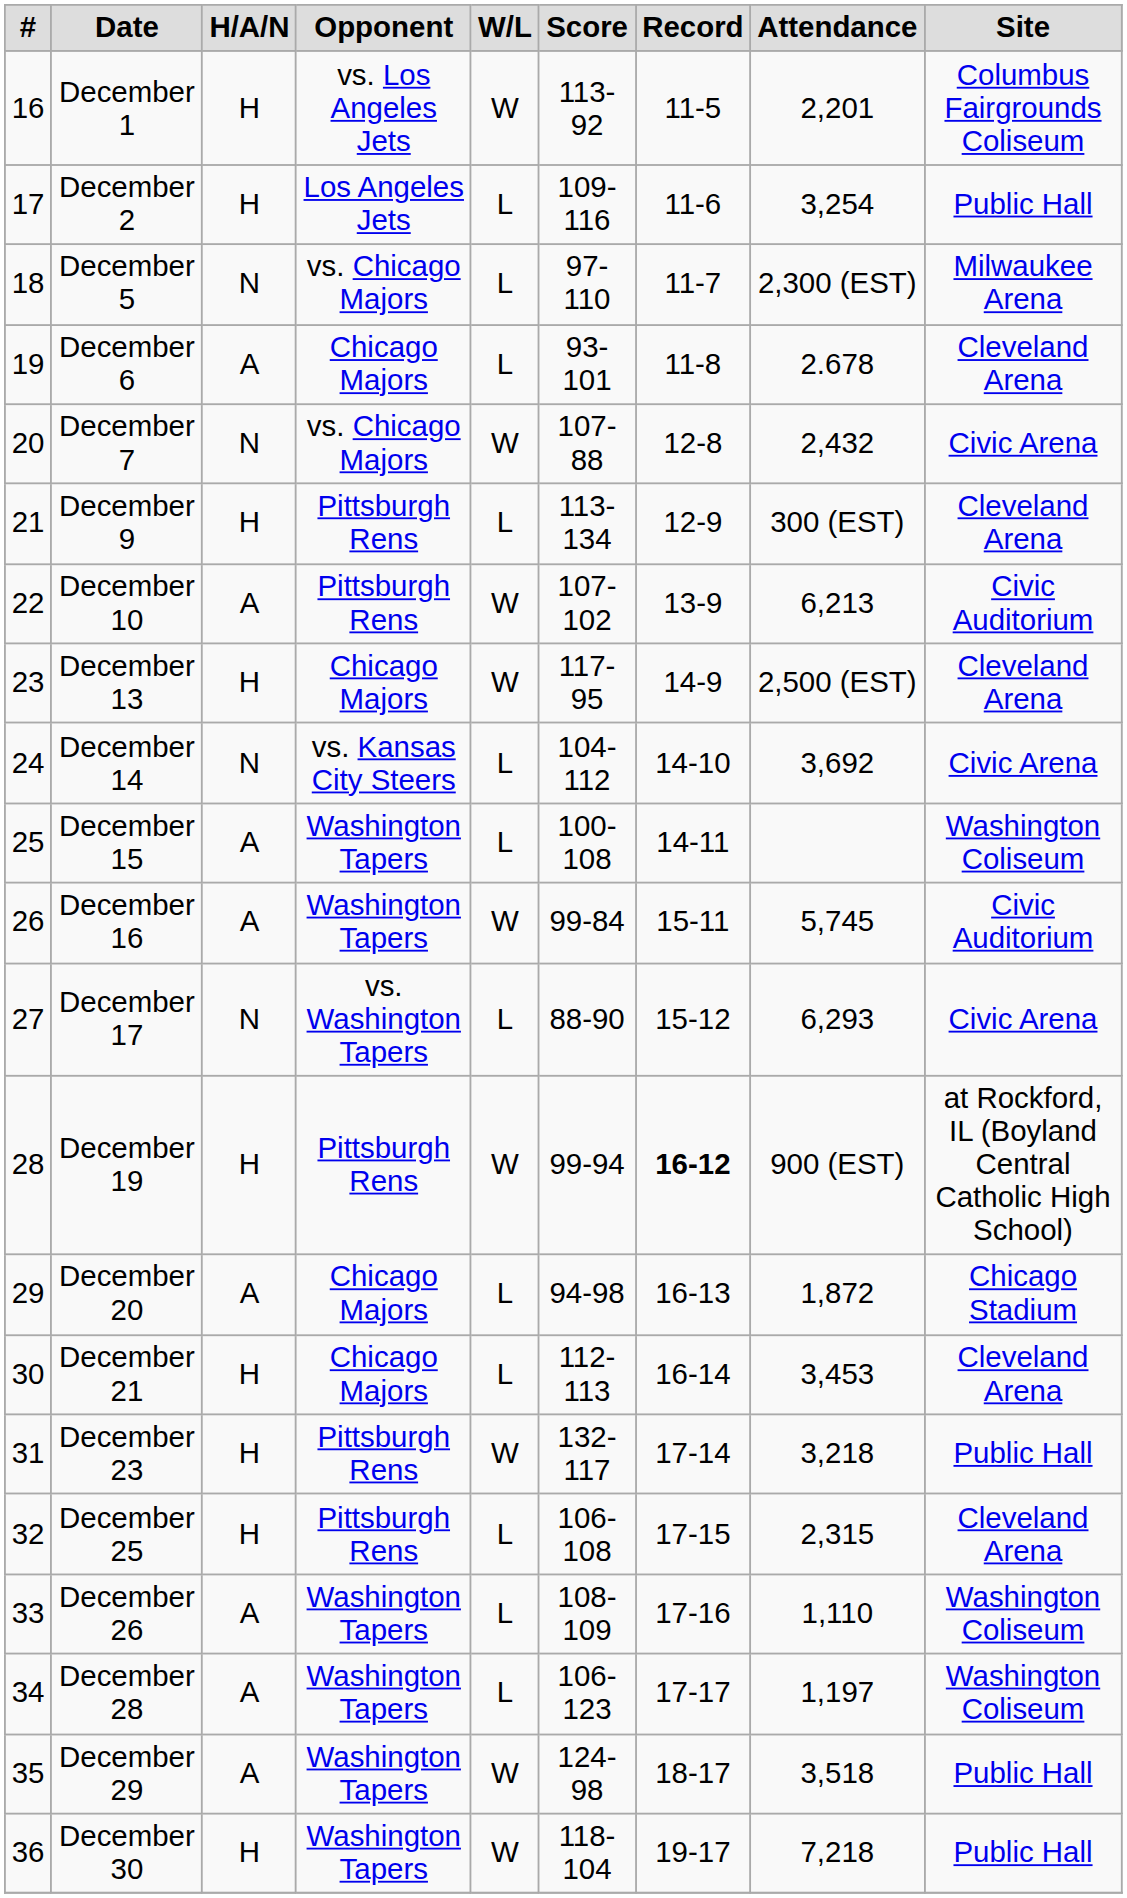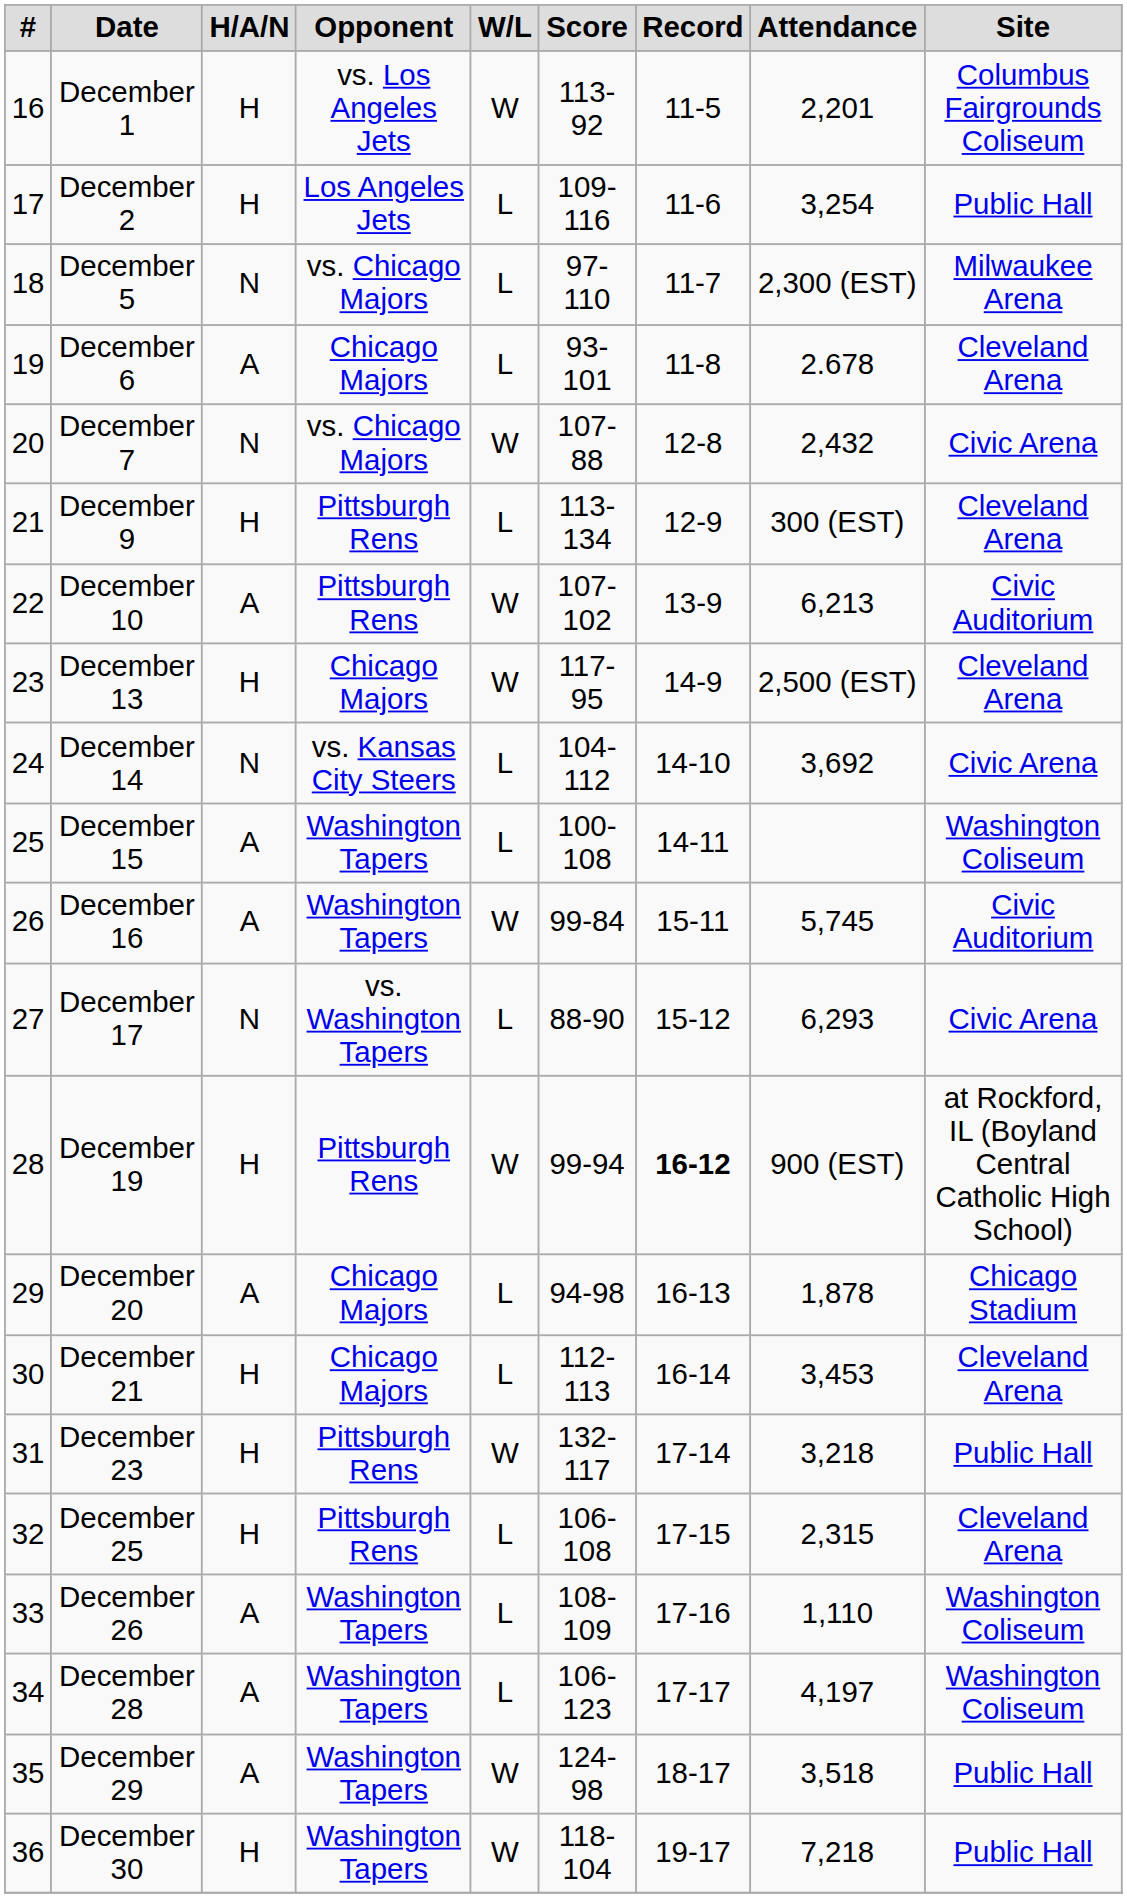(837, 1294) 1,872 -> (837, 1294) 1,878
(837, 1693) 1,197 -> (837, 1693) 4,197
